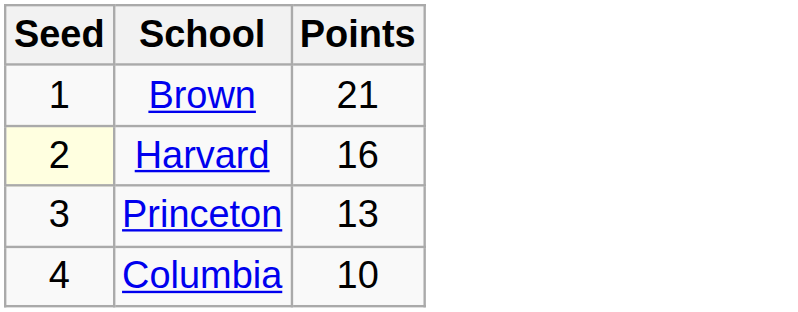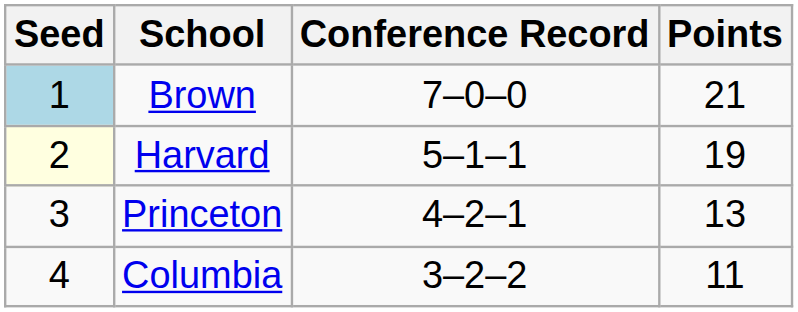+ column: (475, 34)
(59, 94) no background -> (59, 94) lightblue background
(358, 154) 16 -> (725, 154) 19
(358, 275) 10 -> (725, 275) 11
